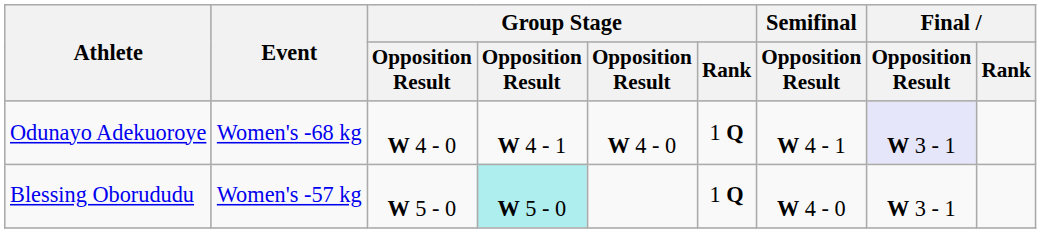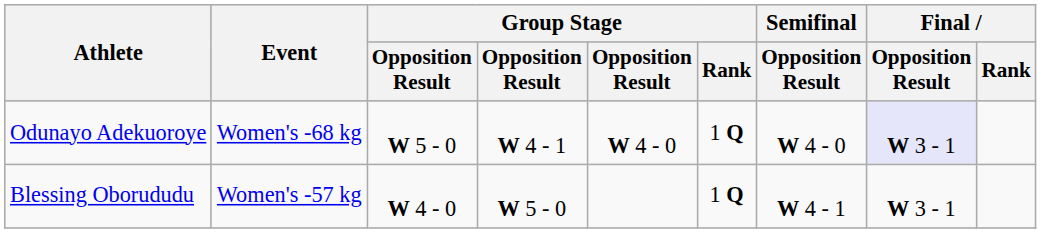(422, 146) W 4 - 0 -> (422, 146) W 5 - 0
(811, 146) W 4 - 1 -> (811, 146) W 4 - 0
(422, 209) W 5 - 0 -> (422, 209) W 4 - 0
(532, 209) paleturquoise background -> (532, 209) no background
(811, 209) W 4 - 0 -> (811, 209) W 4 - 1
